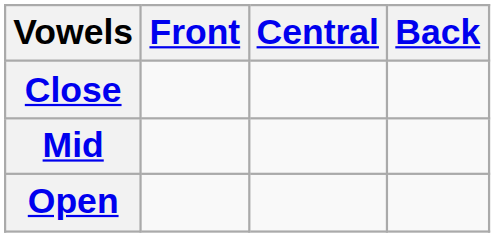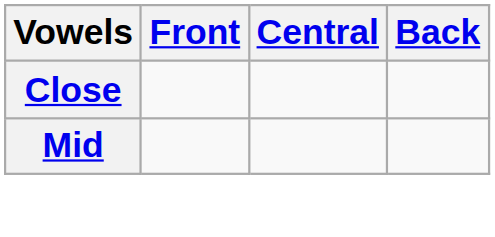- row: (73, 201)
